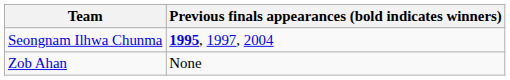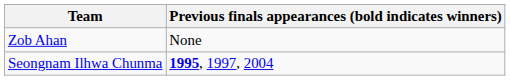rows swapped: (85, 39) <-> (37, 63)
